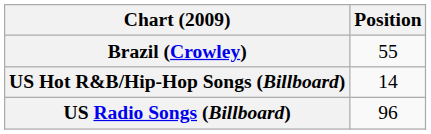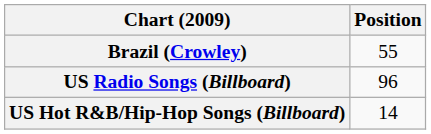rows swapped: (177, 81) <-> (177, 112)
